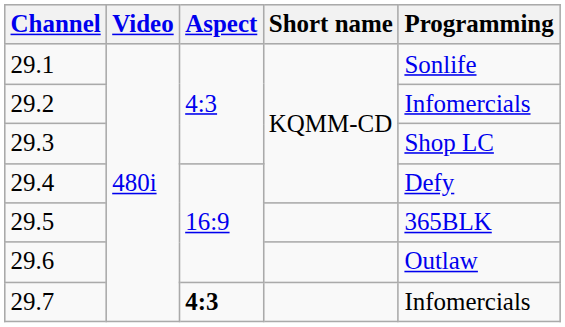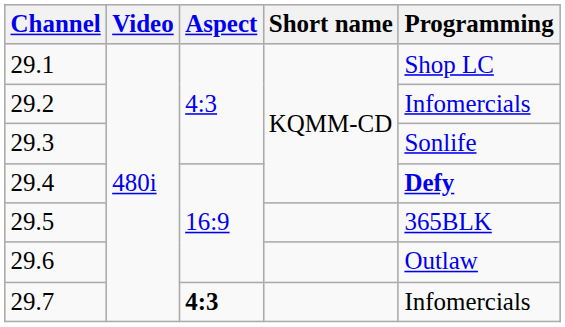(440, 63) Sonlife -> (449, 63) Shop LC
(449, 143) Shop LC -> (440, 143) Sonlife
(429, 182) normal -> (429, 182) bold
